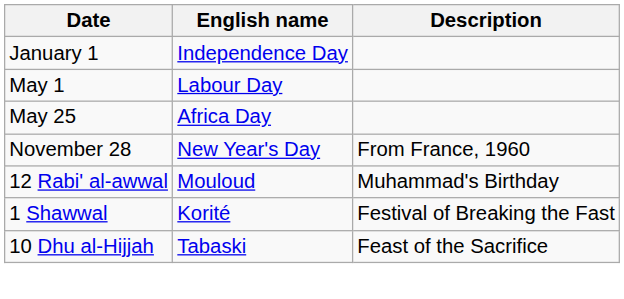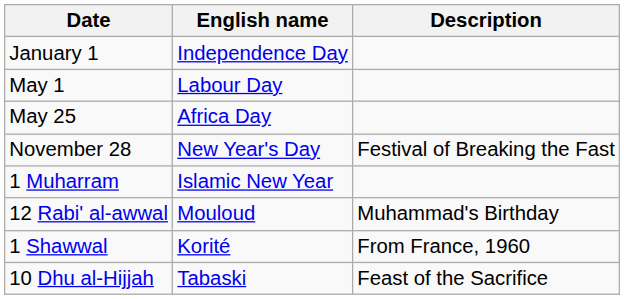(444, 149) From France, 1960 -> (486, 149) Festival of Breaking the Fast
+ row: (64, 181)
(486, 213) Festival of Breaking the Fast -> (444, 246) From France, 1960
